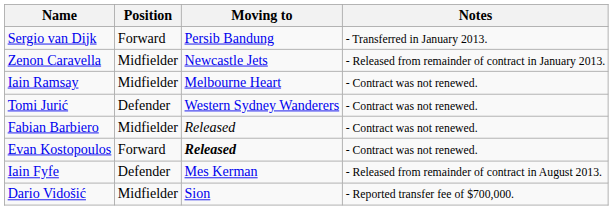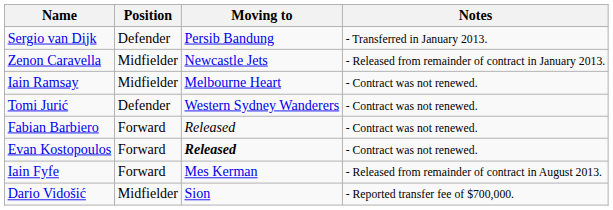(142, 37) Forward -> (144, 37) Defender
(148, 127) Midfielder -> (142, 127) Forward
(144, 171) Defender -> (142, 171) Forward
